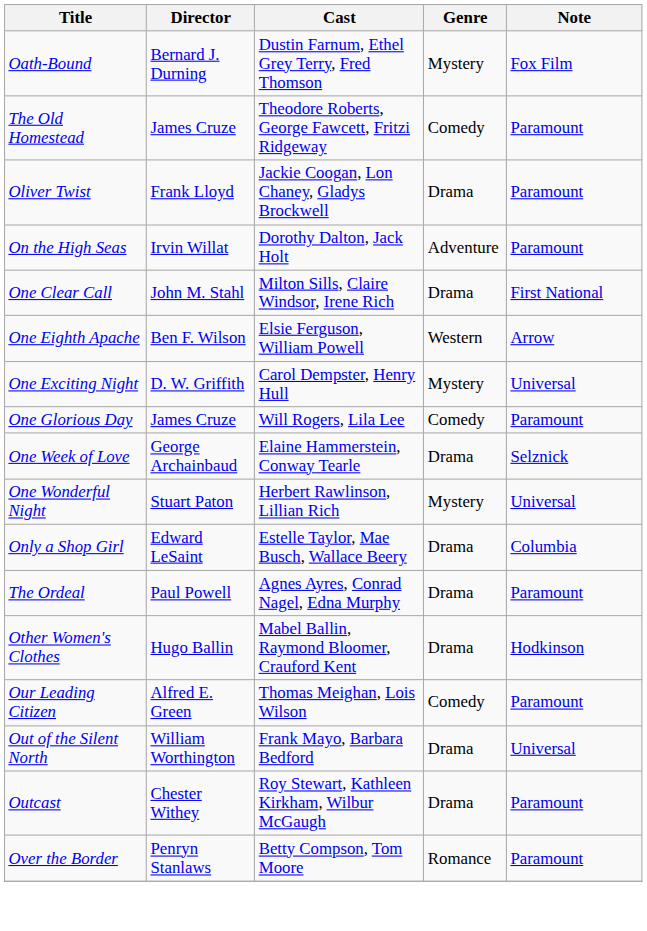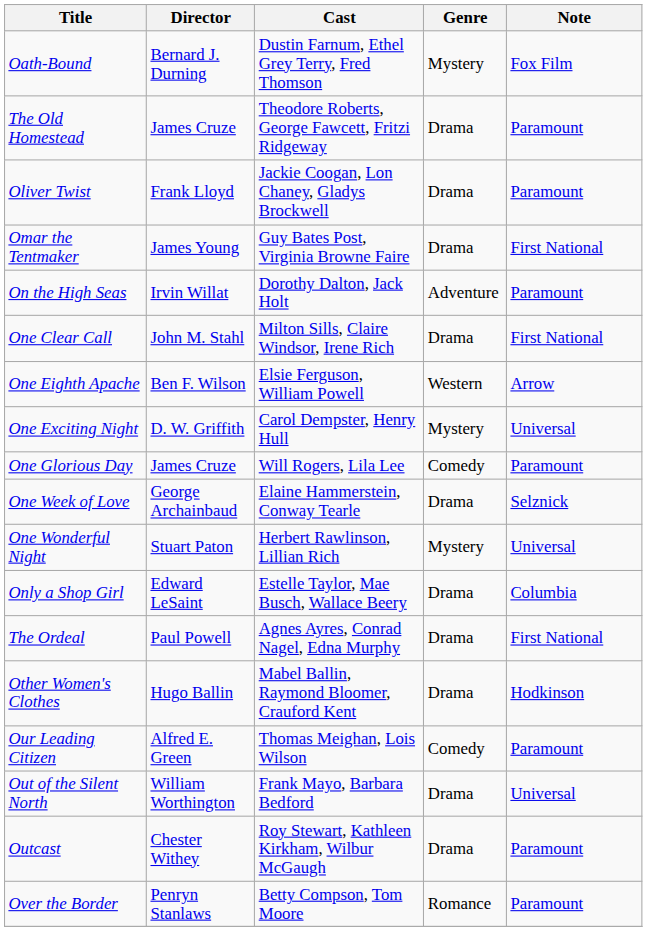(456, 127) Comedy -> (451, 127) Drama
+ row: (44, 247)
(547, 592) Paramount -> (557, 638) First National
